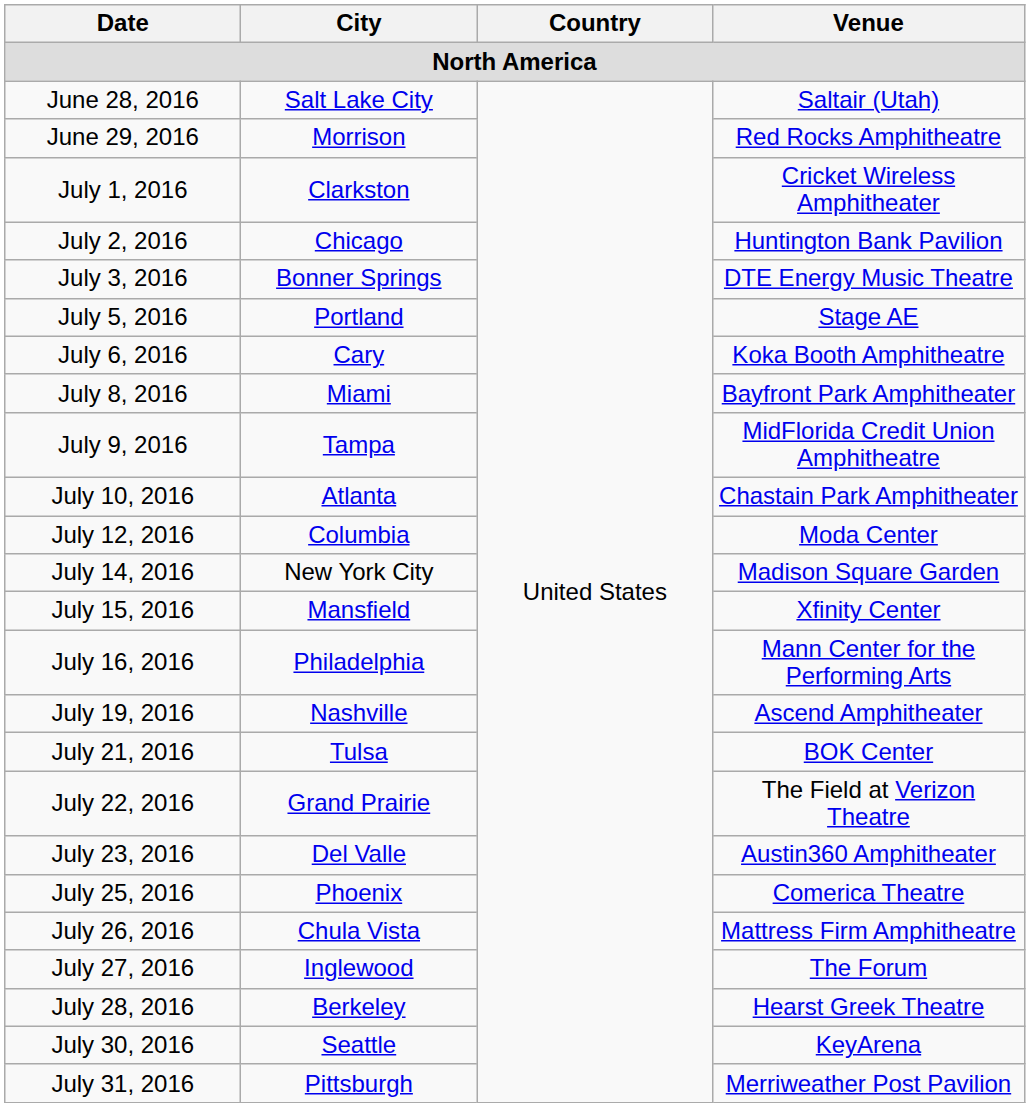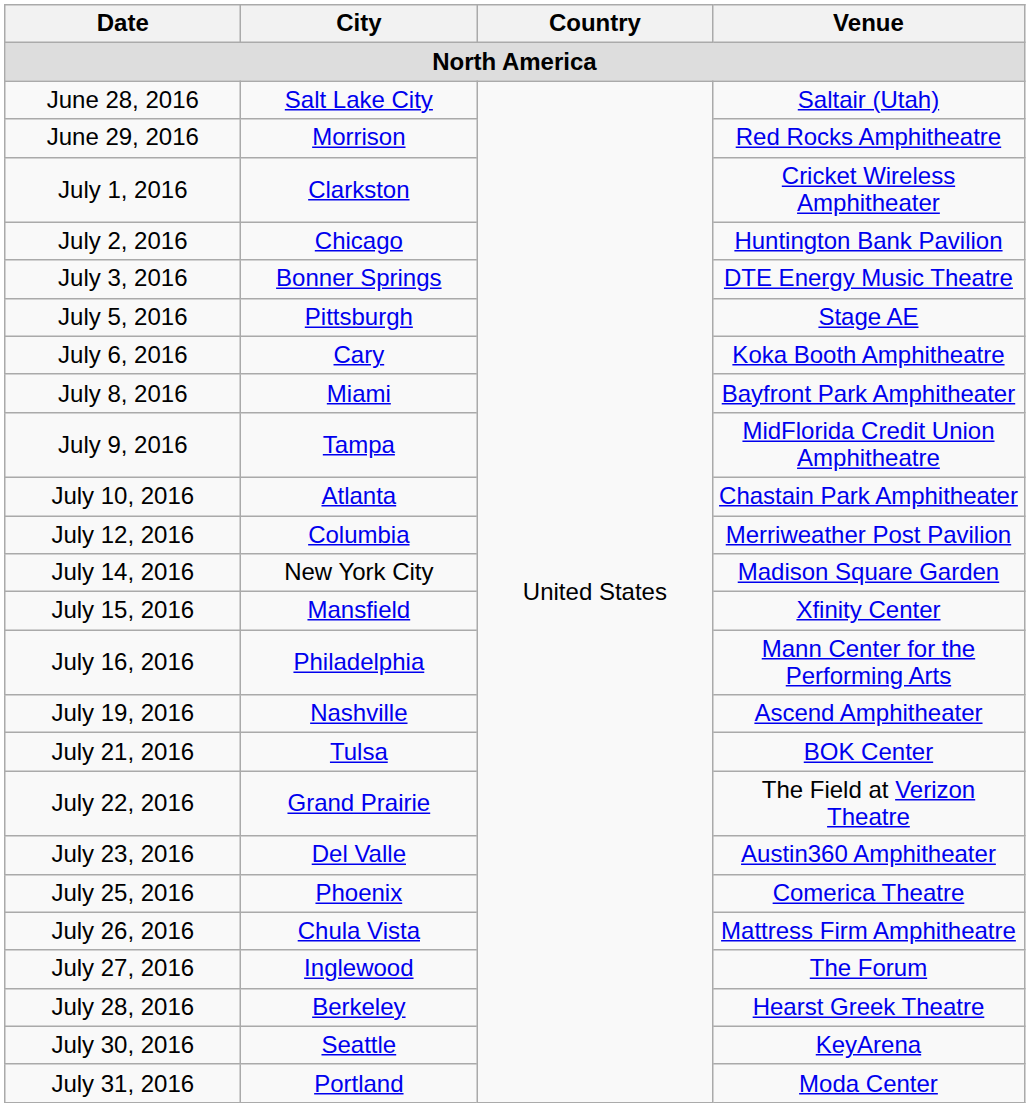(359, 316) Portland -> (359, 316) Pittsburgh
(868, 534) Moda Center -> (868, 534) Merriweather Post Pavilion
(359, 1083) Pittsburgh -> (359, 1083) Portland
(868, 1083) Merriweather Post Pavilion -> (868, 1083) Moda Center
